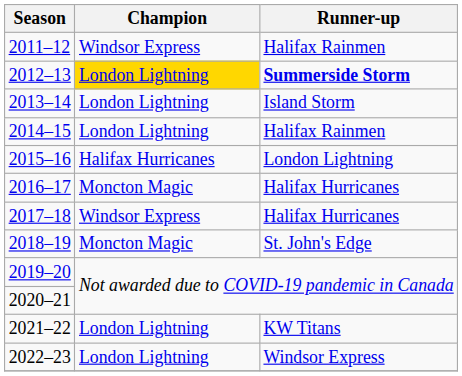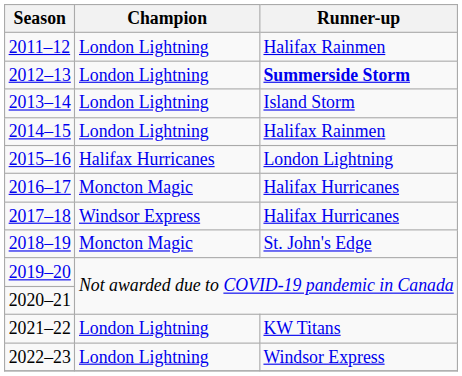(140, 46) Windsor Express -> (144, 46) London Lightning
(144, 74) gold background -> (144, 74) no background
